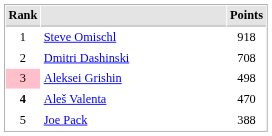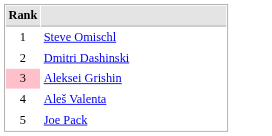- column: (247, 15)
(23, 99) bold -> (23, 99) normal
